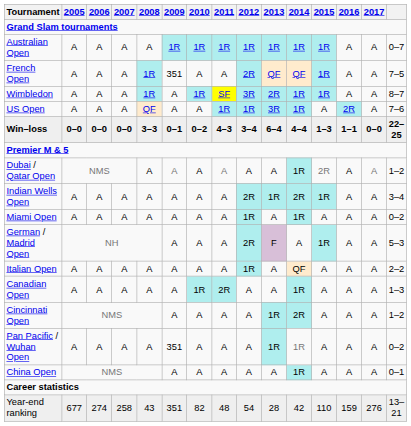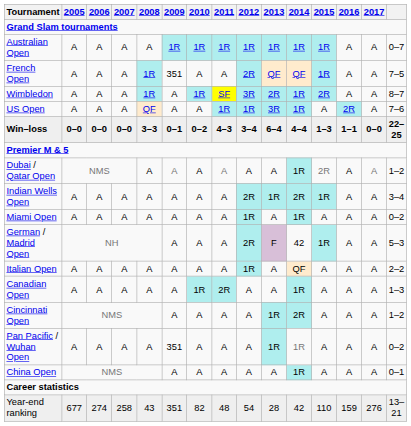(324, 93) 1R -> (324, 93) 2R
(299, 242) A -> (299, 242) 42
